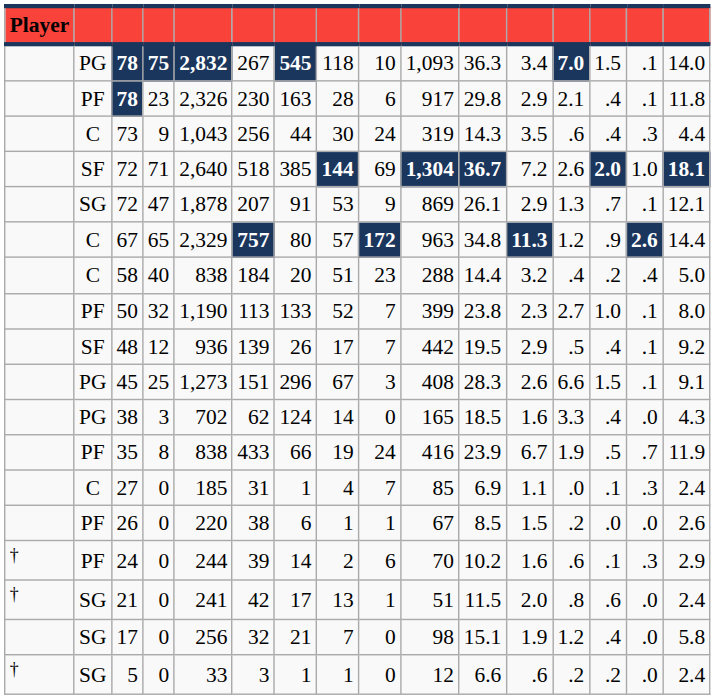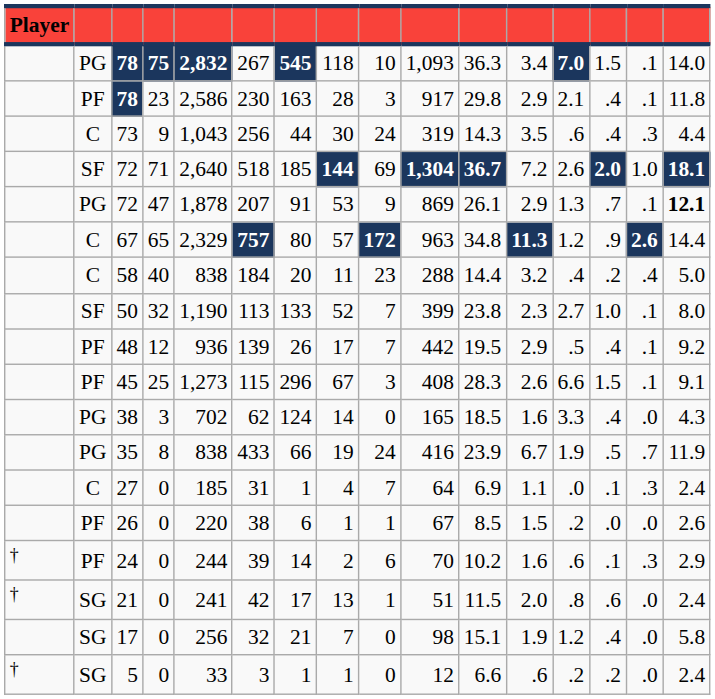(203, 98) 2,326 -> (203, 98) 2,586
(390, 98) 6 -> (390, 98) 3
(295, 169) 385 -> (295, 169) 185
(93, 204) SG -> (93, 204) PG
(686, 204) normal -> (686, 204) bold
(343, 275) 51 -> (343, 275) 11
(93, 310) PF -> (93, 310) SF
(93, 346) SF -> (93, 346) PF
(93, 381) PG -> (93, 381) PF
(253, 381) 151 -> (254, 381) 115
(93, 452) PF -> (93, 452) PG
(443, 487) 85 -> (443, 487) 64
